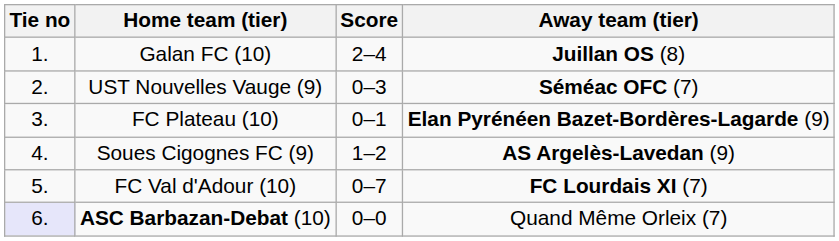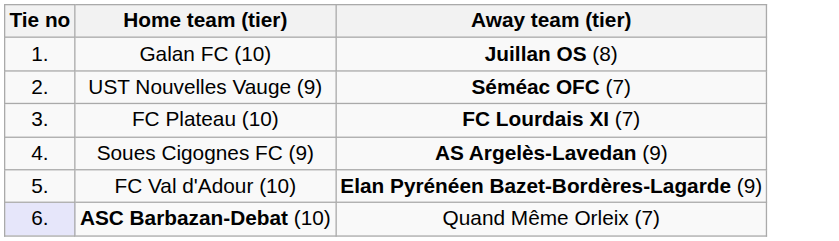- column: (369, 20)
(619, 119) Elan Pyrénéen Bazet-Bordères-Lagarde (9) -> (551, 119) FC Lourdais XI (7)
(619, 185) FC Lourdais XI (7) -> (551, 185) Elan Pyrénéen Bazet-Bordères-Lagarde (9)
